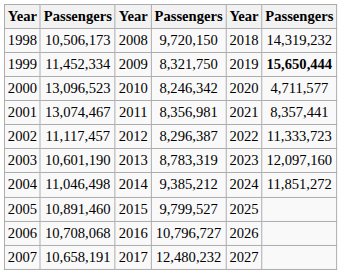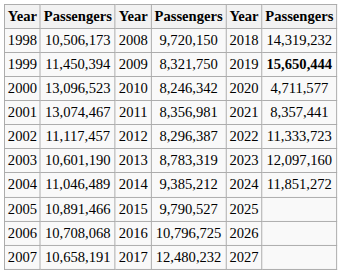(78, 64) 11,452,334 -> (78, 64) 11,450,394
(78, 185) 11,046,498 -> (78, 185) 11,046,489
(78, 209) 10,891,460 -> (78, 209) 10,891,466
(189, 209) 9,799,527 -> (189, 209) 9,790,527
(189, 233) 10,796,727 -> (189, 233) 10,796,725
